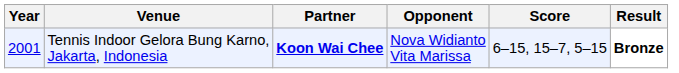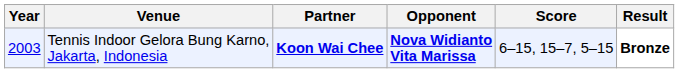(24, 48) 2001 -> (24, 48) 2003
(438, 48) normal -> (441, 48) bold
